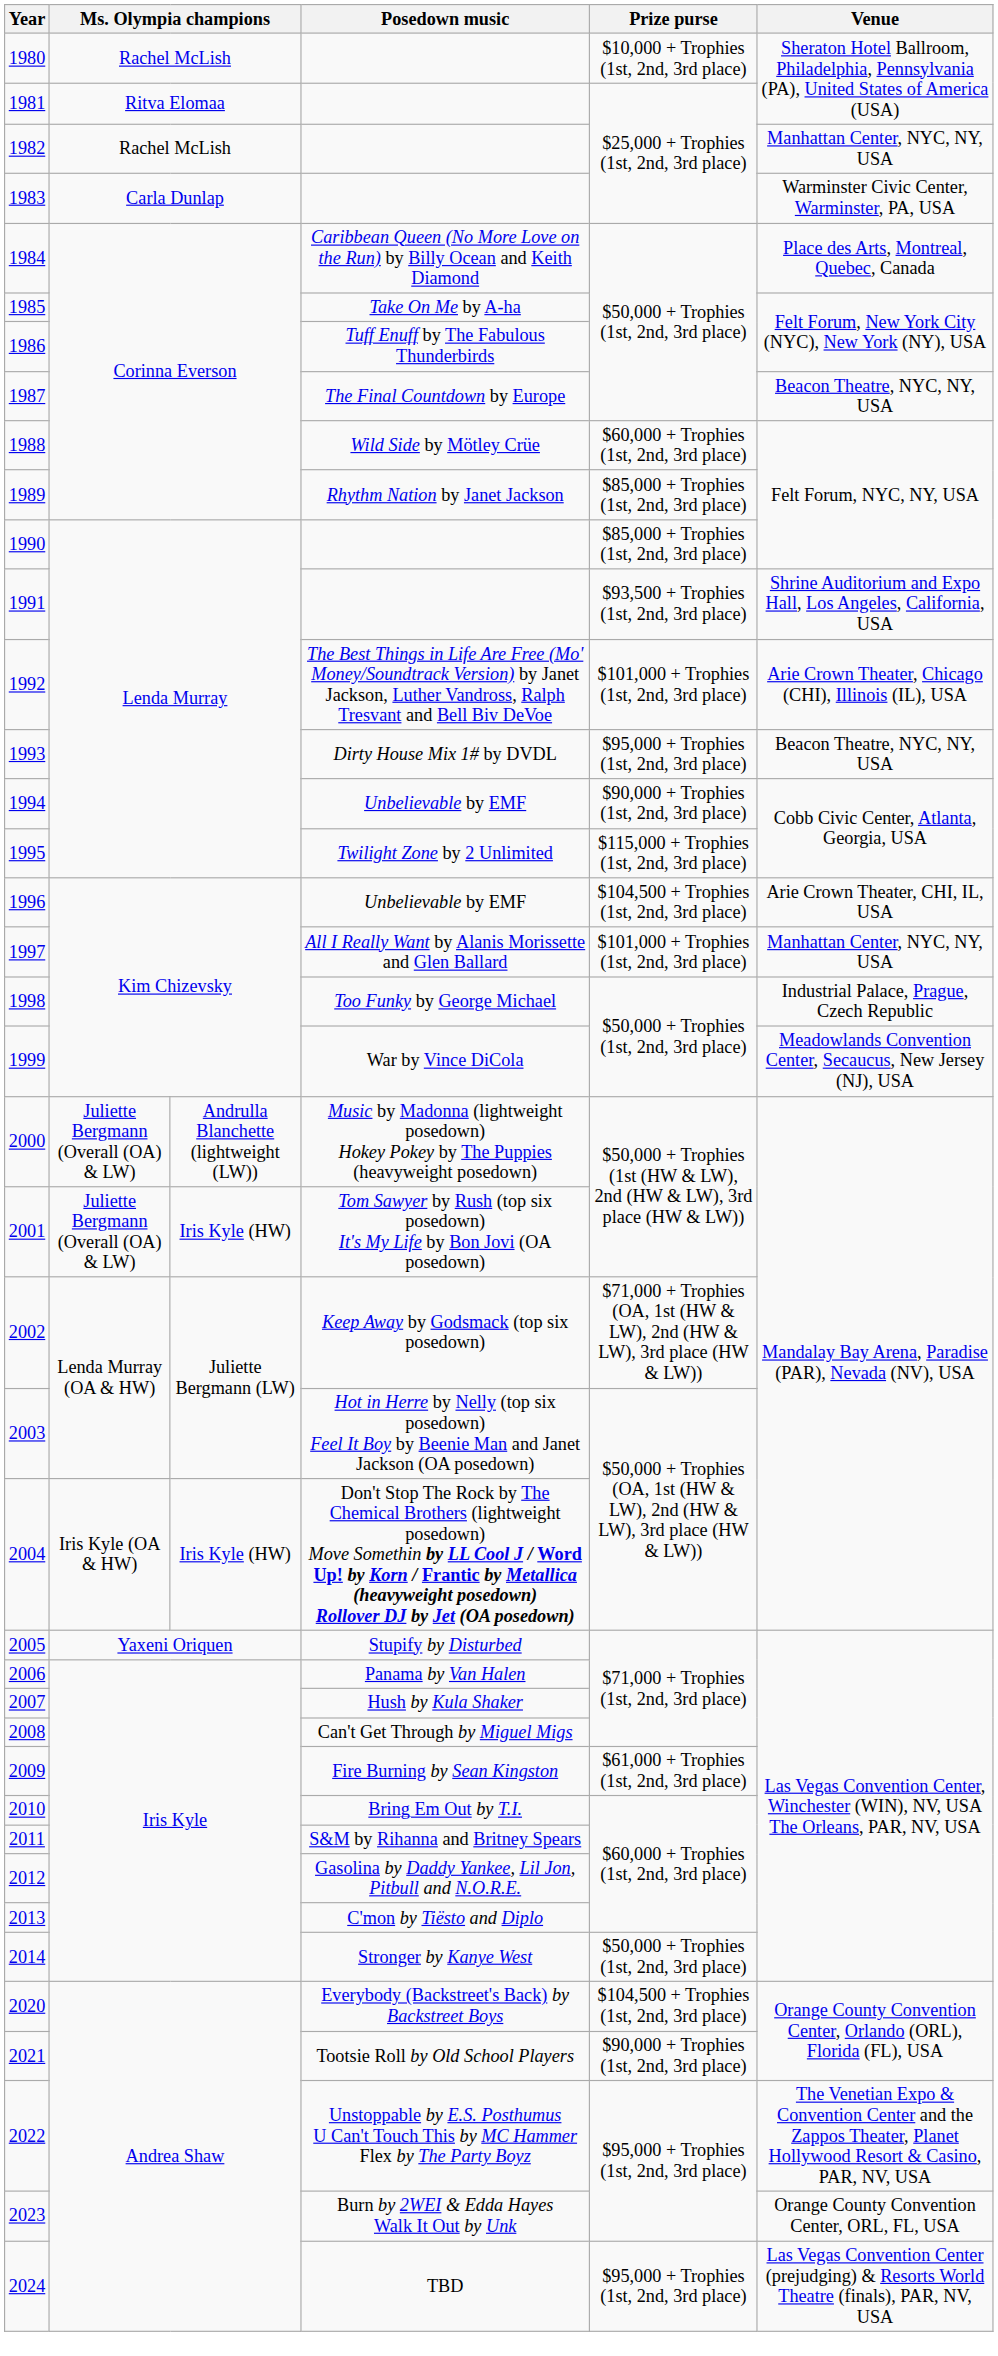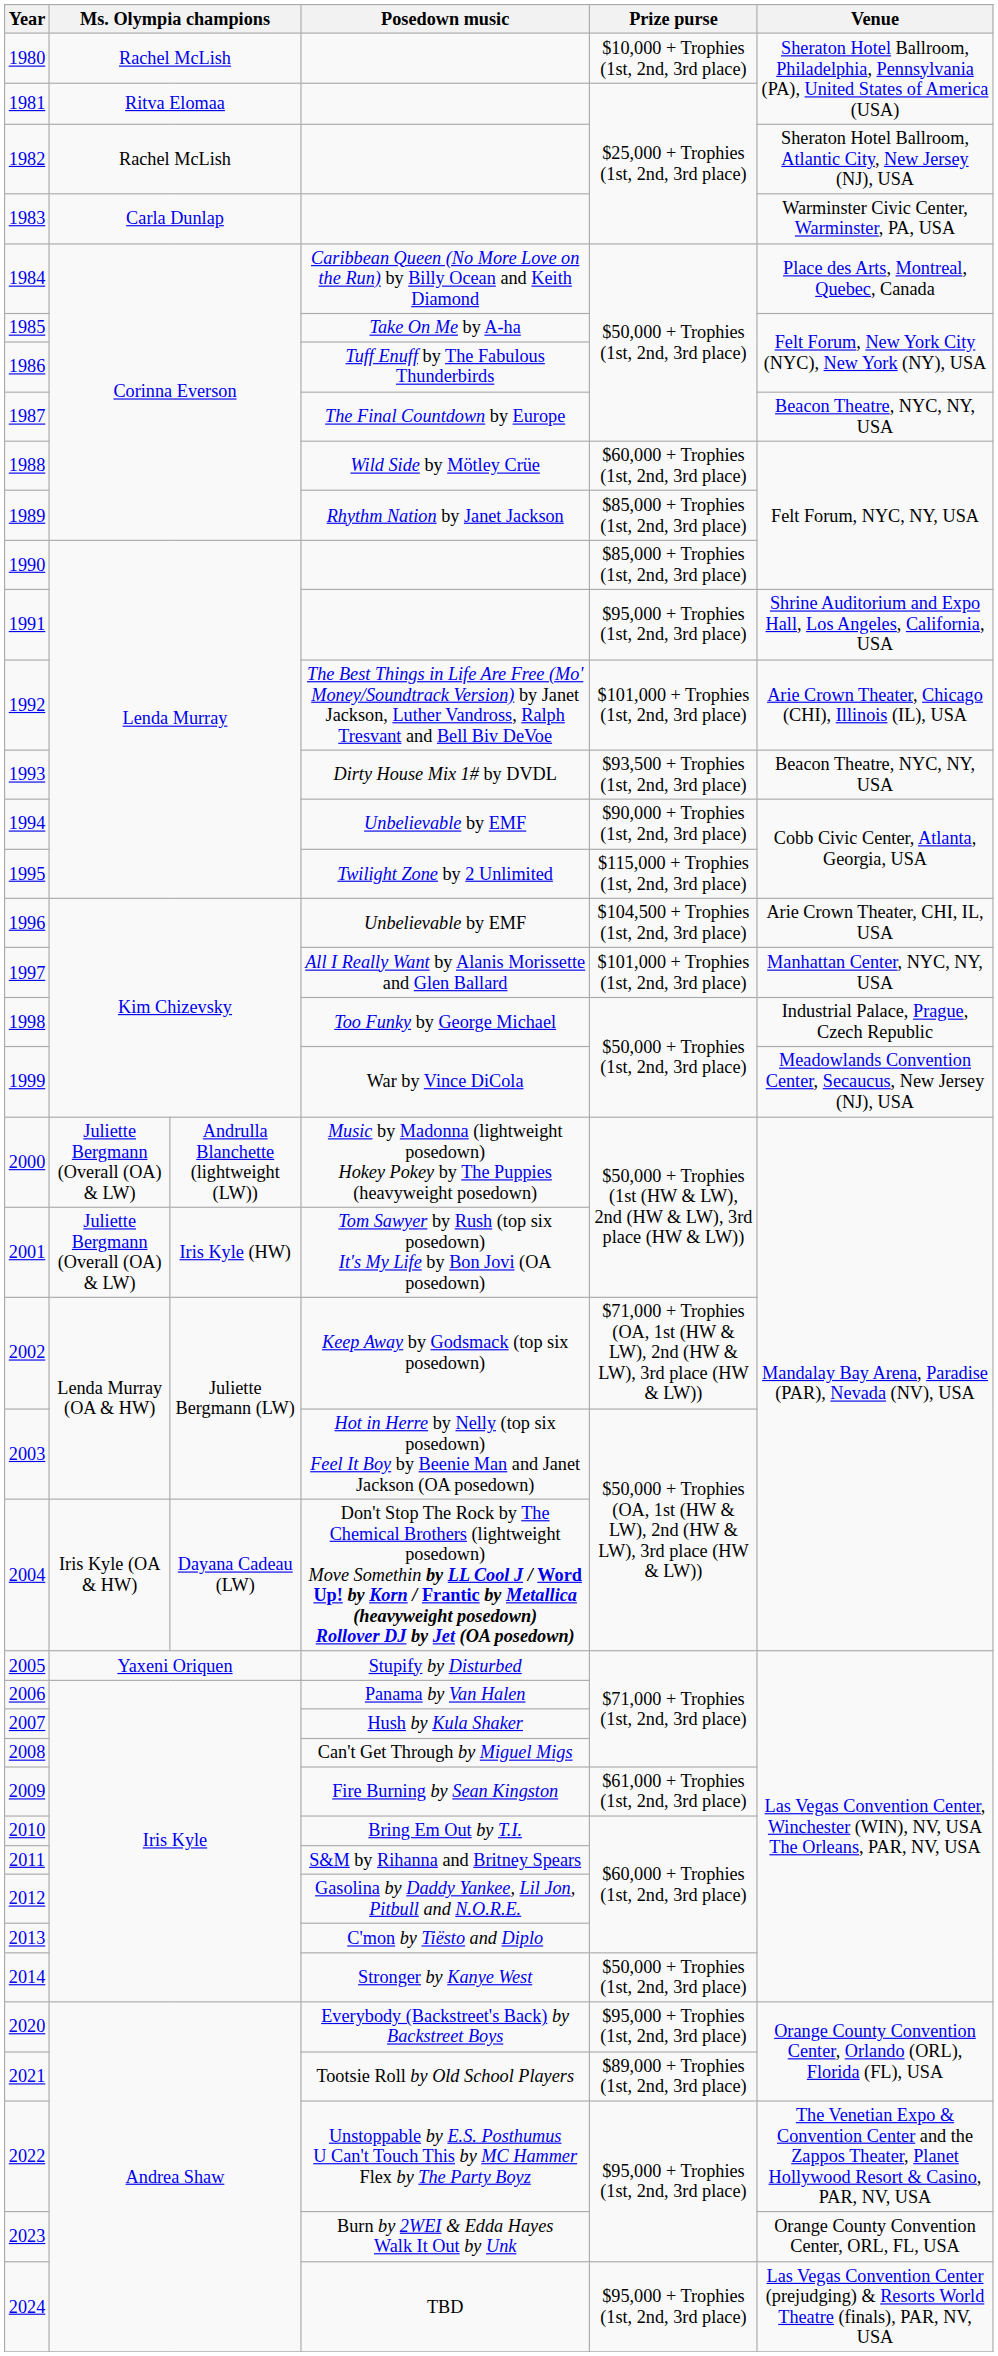(875, 148) Manhattan Center, NYC, NY, USA -> (875, 158) Sheraton Hotel Ballroom, Atlantic City, New Jersey (NJ), USA
(673, 603) $93,500 + Trophies (1st, 2nd, 3rd place) -> (673, 624) $95,000 + Trophies (1st, 2nd, 3rd place)
(673, 754) $95,000 + Trophies (1st, 2nd, 3rd place) -> (673, 774) $93,500 + Trophies (1st, 2nd, 3rd place)
(235, 1554) Iris Kyle (HW) -> (235, 1575) Dayana Cadeau (LW)
(673, 2006) $104,500 + Trophies (1st, 2nd, 3rd place) -> (673, 2026) $95,000 + Trophies (1st, 2nd, 3rd place)
(673, 2055) $90,000 + Trophies (1st, 2nd, 3rd place) -> (673, 2076) $89,000 + Trophies (1st, 2nd, 3rd place)
